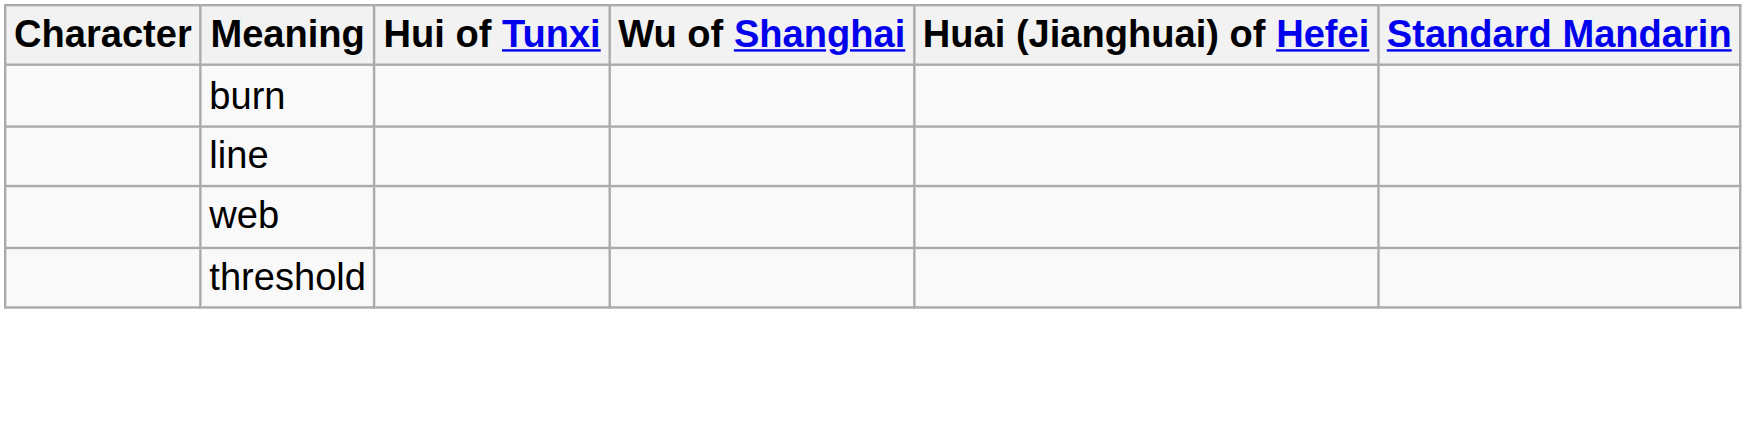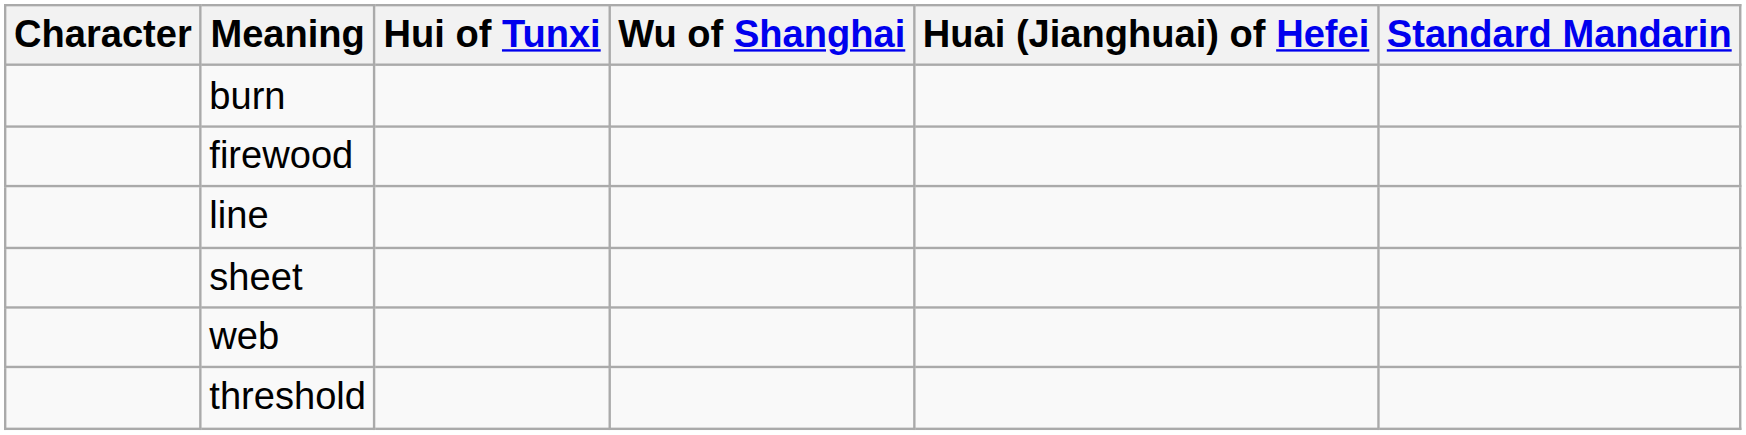+ row: (281, 155)
+ row: (256, 276)
